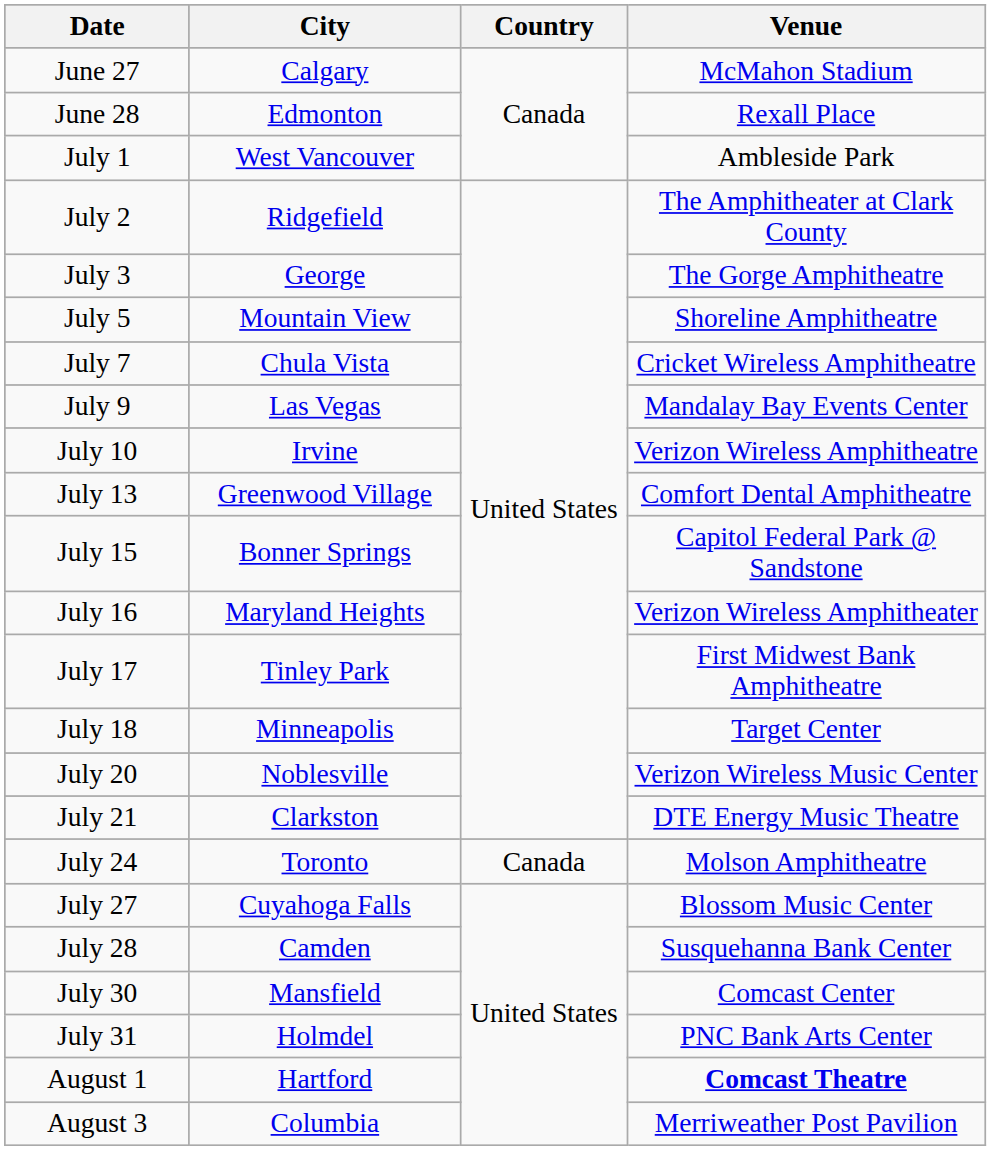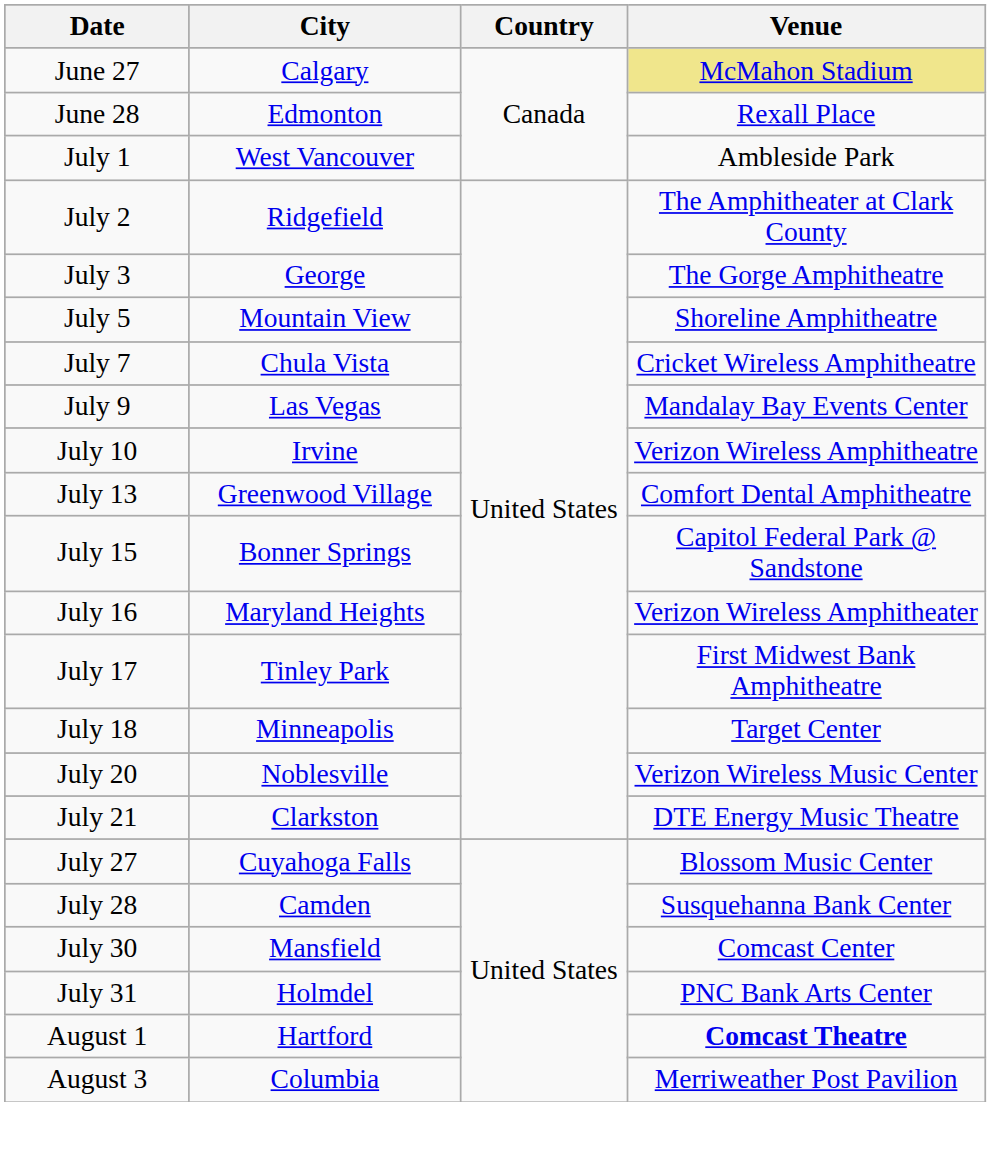(806, 69) no background -> (806, 69) khaki background
- row: (97, 861)
